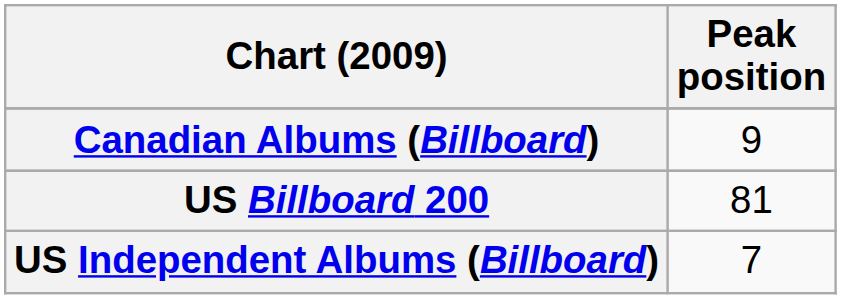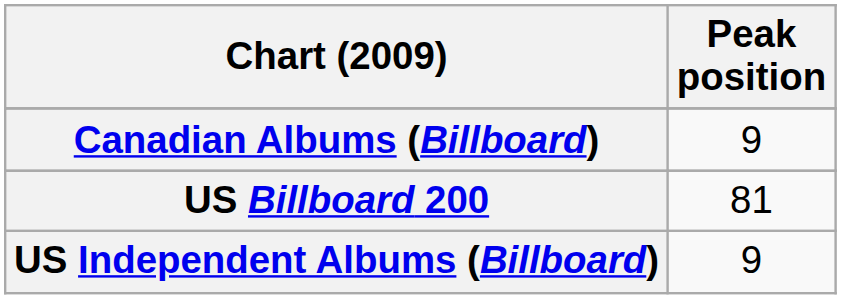(751, 260) 7 -> (751, 260) 9
